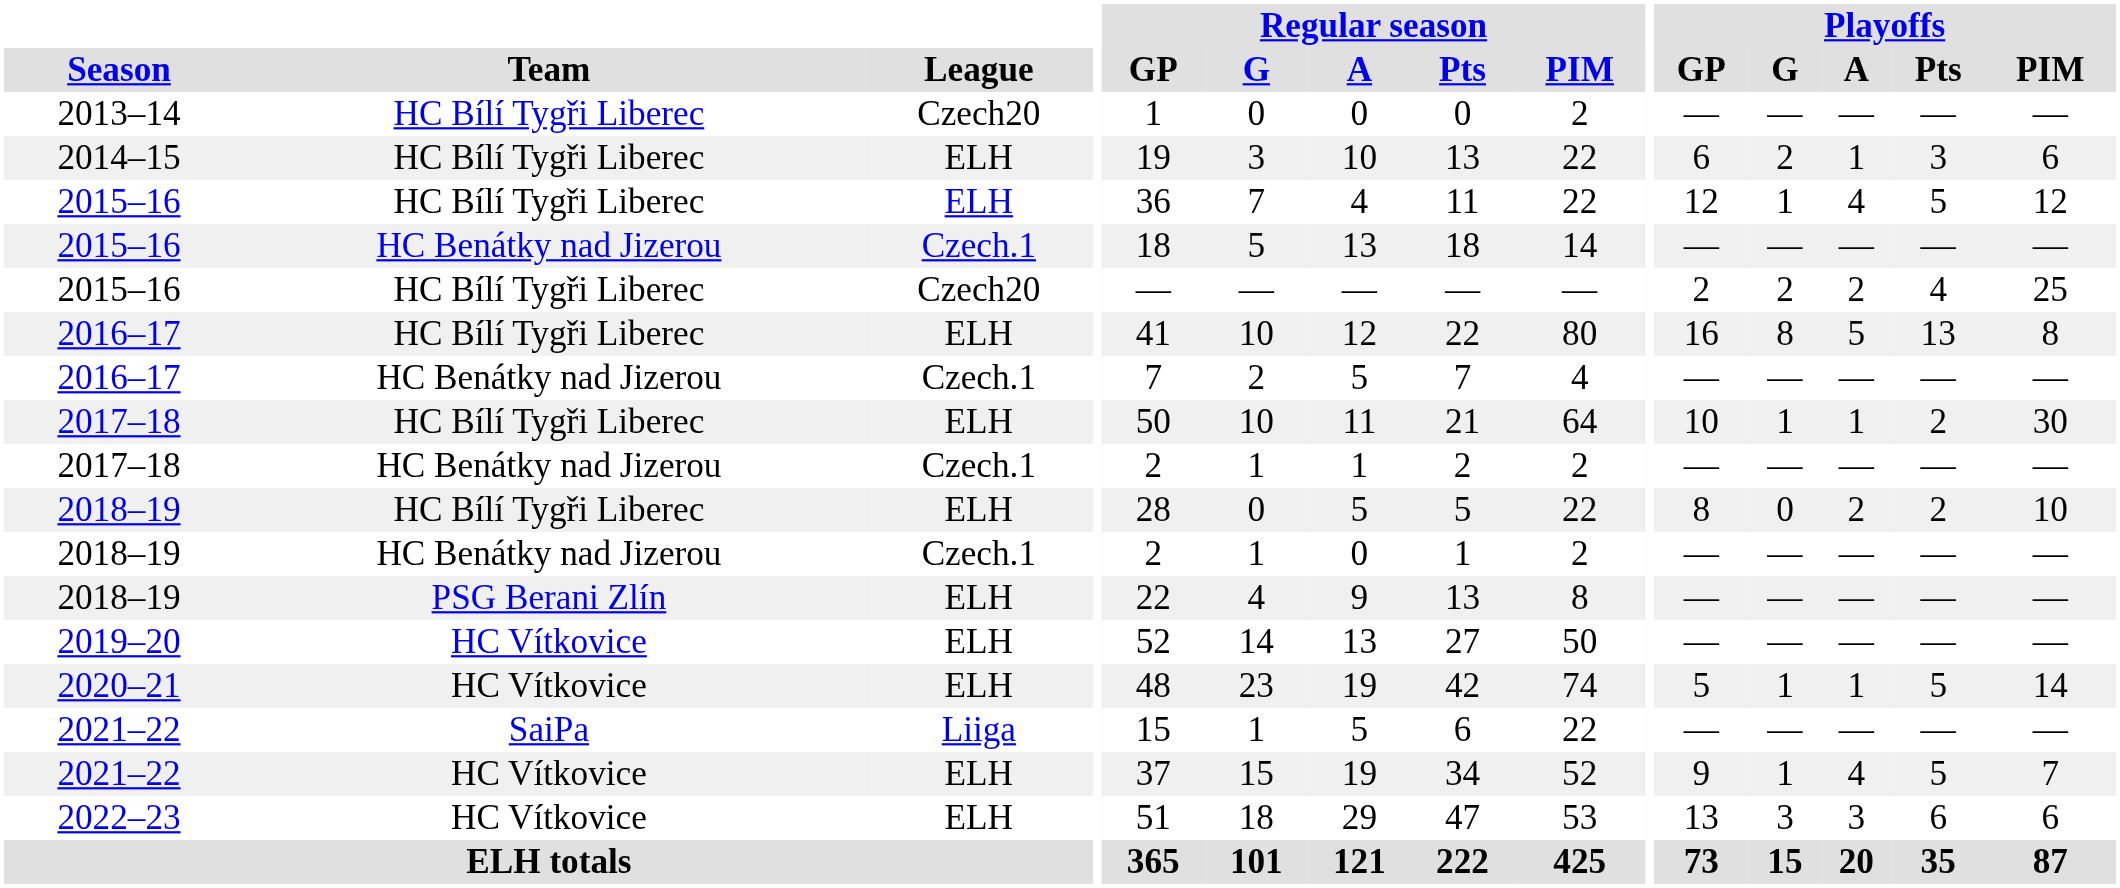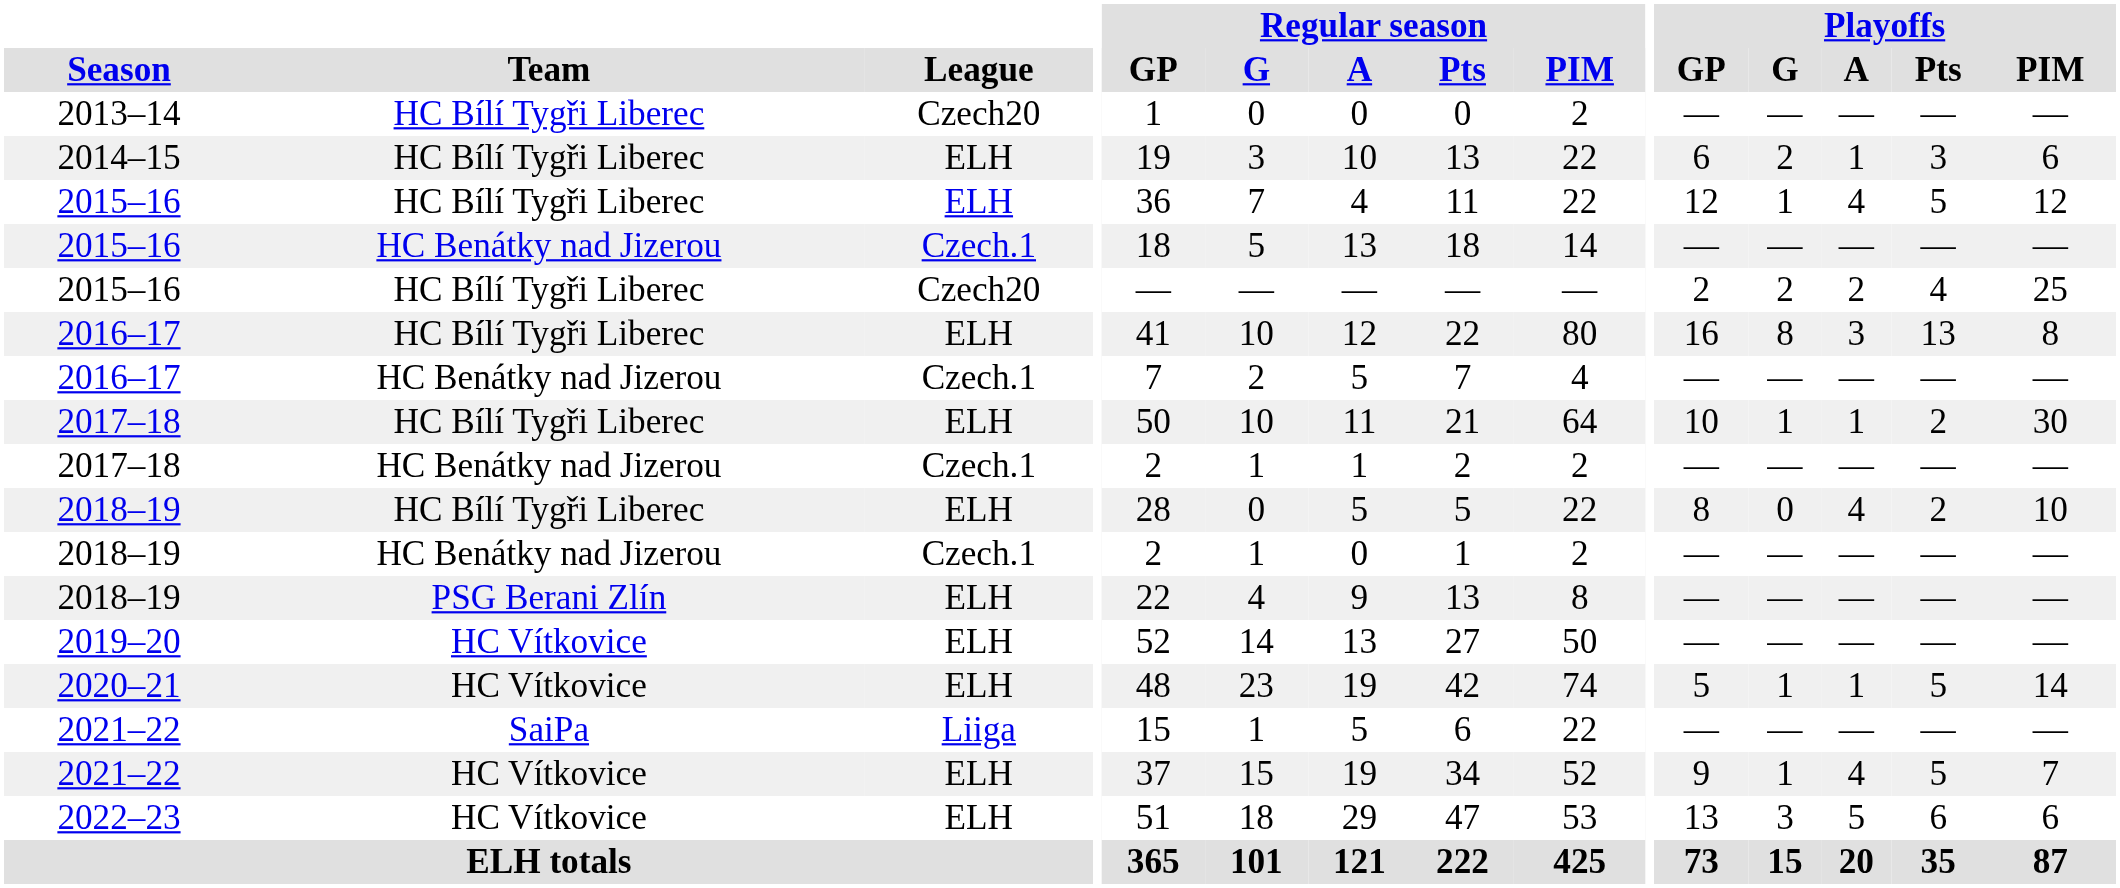(1856, 333) 5 -> (1856, 333) 3
(1856, 509) 2 -> (1856, 509) 4
(1856, 817) 3 -> (1856, 817) 5
